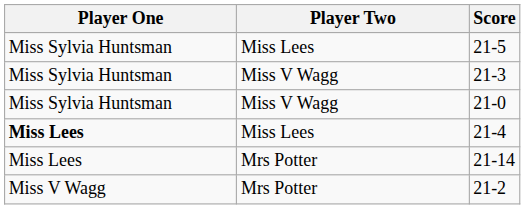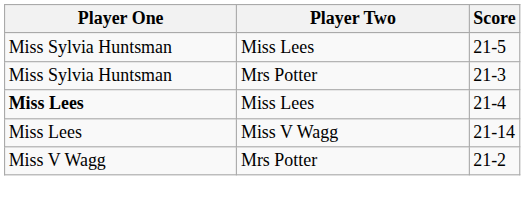(290, 75) Miss V Wagg -> (279, 75) Mrs Potter
- row: (490, 103)
(279, 160) Mrs Potter -> (290, 132) Miss V Wagg
